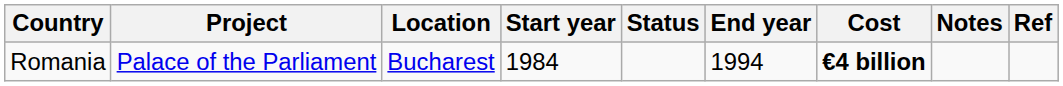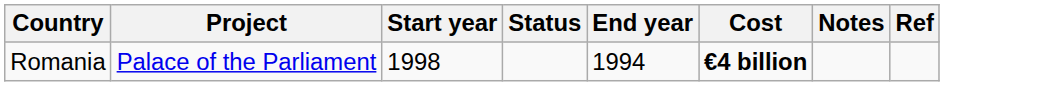- column: (441, 23)
(532, 61) 1984 -> (414, 61) 1998
